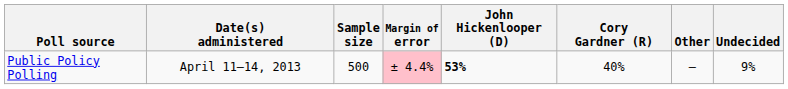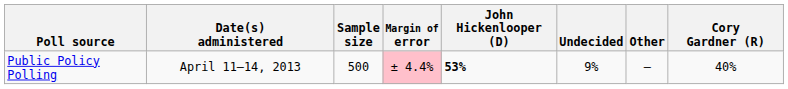columns swapped: (614, 35) <-> (748, 41)
